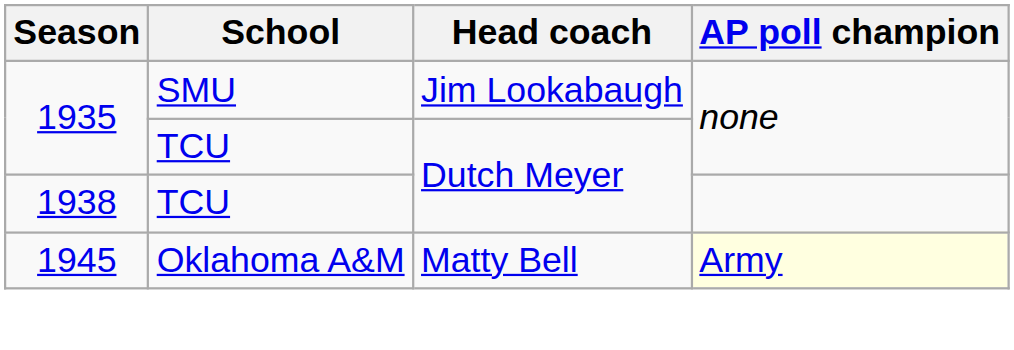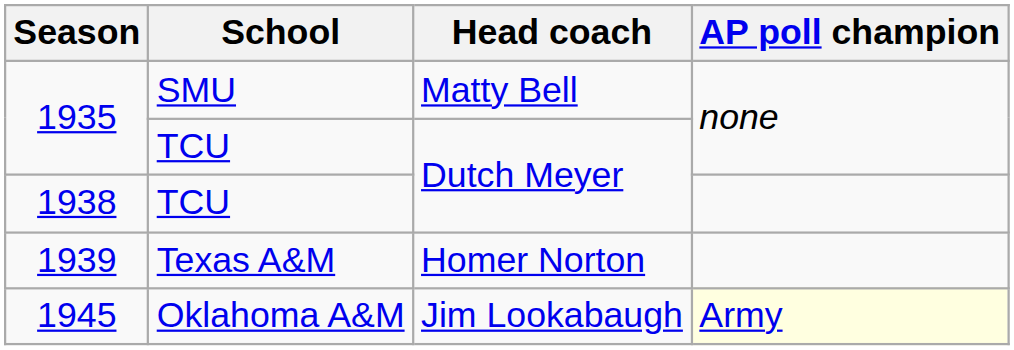(552, 89) Jim Lookabaugh -> (499, 89) Matty Bell
+ row: (77, 259)
(499, 259) Matty Bell -> (552, 315) Jim Lookabaugh
